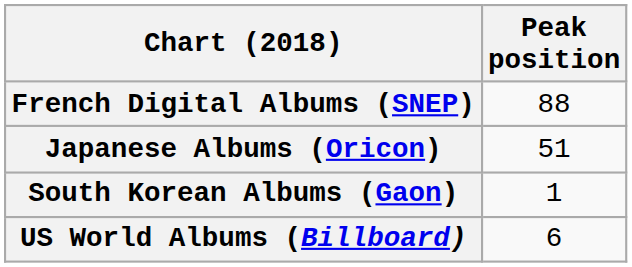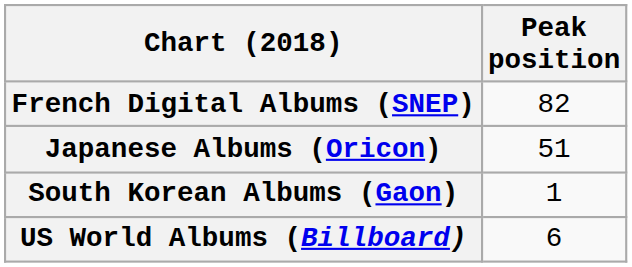(554, 104) 88 -> (554, 104) 82
